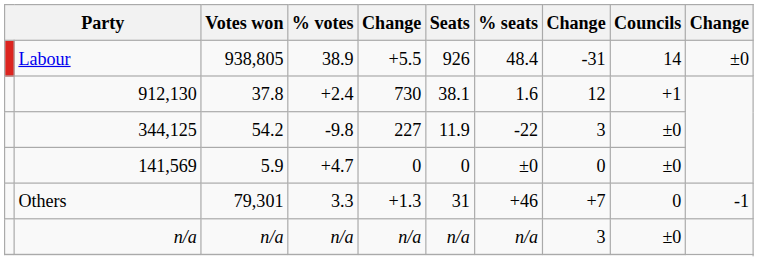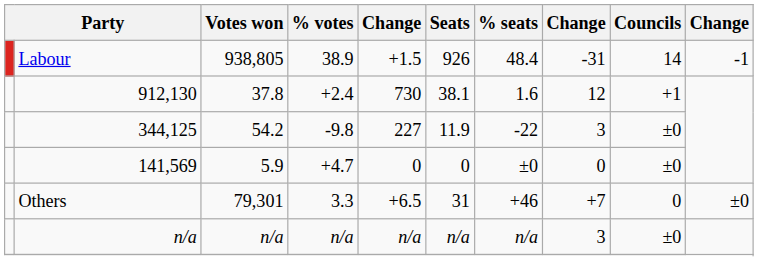(405, 58) +5.5 -> (405, 58) +1.5
(740, 58) ±0 -> (741, 58) -1
(405, 202) +1.3 -> (405, 202) +6.5
(741, 202) -1 -> (740, 202) ±0
